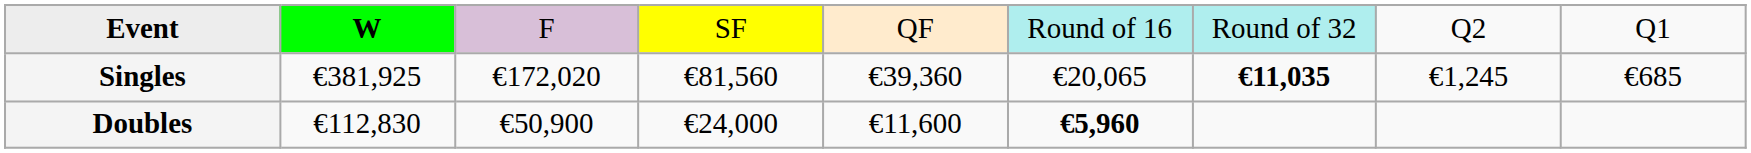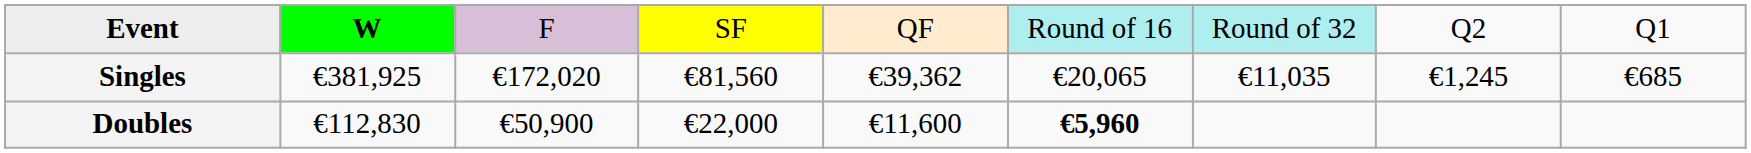(915, 76) €39,360 -> (915, 76) €39,362
(1284, 76) bold -> (1284, 76) normal
(731, 124) €24,000 -> (731, 124) €22,000
